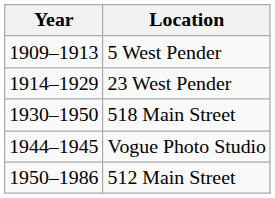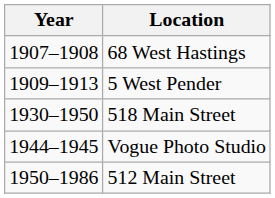+ row: (177, 51)
- row: (169, 83)
